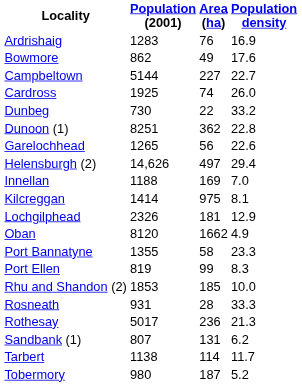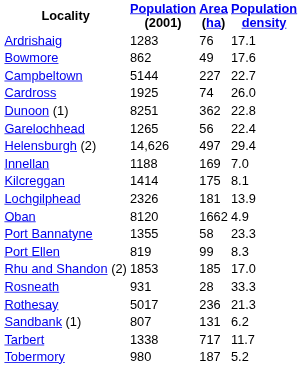(243, 40) 16.9 -> (243, 40) 17.1
- row: (27, 111)
(243, 146) 22.6 -> (243, 128) 22.4
(210, 199) 975 -> (210, 181) 175
(243, 216) 12.9 -> (243, 199) 13.9
(243, 287) 10.0 -> (243, 269) 17.0
(144, 357) 1138 -> (144, 339) 1338
(210, 357) 114 -> (210, 339) 717
